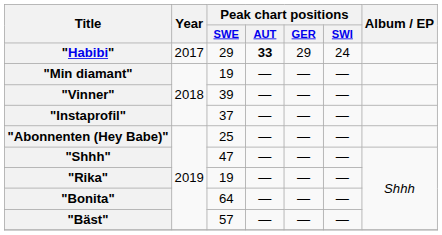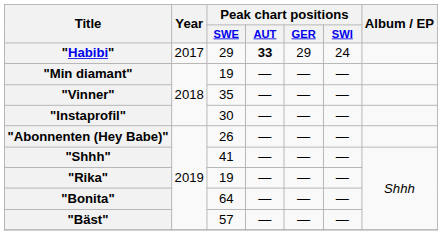(226, 94) 39 -> (226, 94) 35
(226, 115) 37 -> (226, 115) 30
(226, 136) 25 -> (226, 136) 26
(226, 157) 47 -> (226, 157) 41
